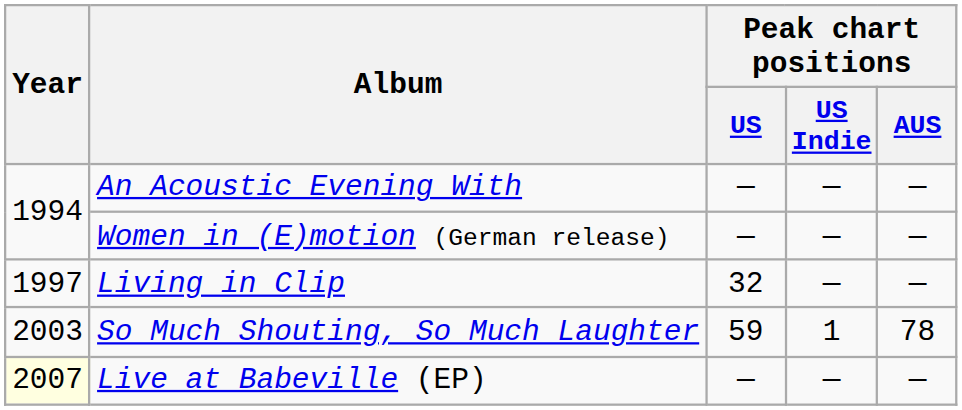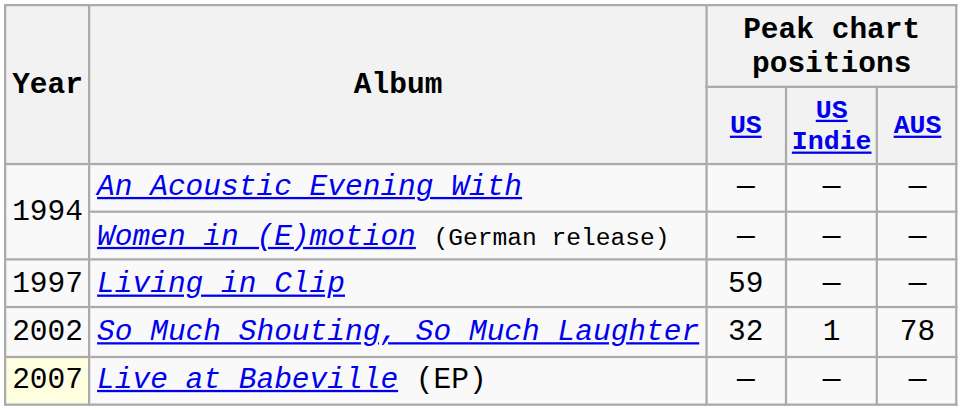(746, 284) 32 -> (746, 284) 59
(48, 332) 2003 -> (48, 332) 2002
(746, 332) 59 -> (746, 332) 32
